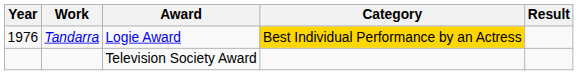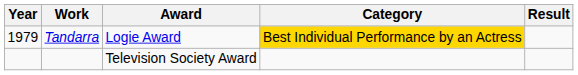(23, 37) 1976 -> (23, 37) 1979
